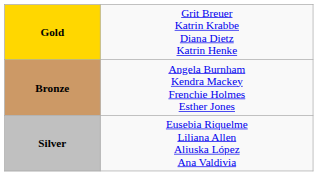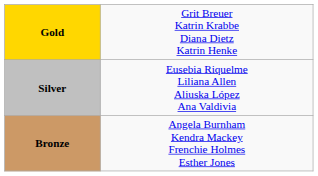rows swapped: (52, 143) <-> (52, 87)
